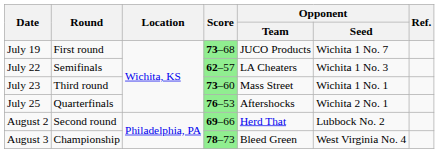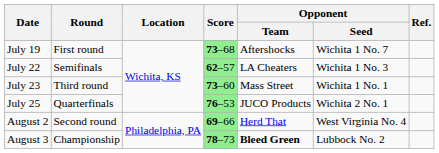(275, 49) JUCO Products -> (267, 49) Aftershocks
(267, 103) Aftershocks -> (275, 103) JUCO Products
(350, 121) Lubbock No. 2 -> (361, 121) West Virginia No. 4
(268, 139) normal -> (270, 139) bold
(361, 139) West Virginia No. 4 -> (350, 139) Lubbock No. 2
